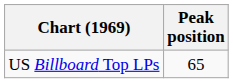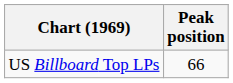(196, 63) 65 -> (196, 63) 66
